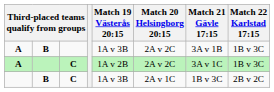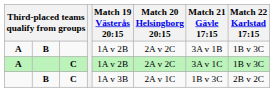(113, 48) 1A v 3B -> (113, 48) 1A v 2B
